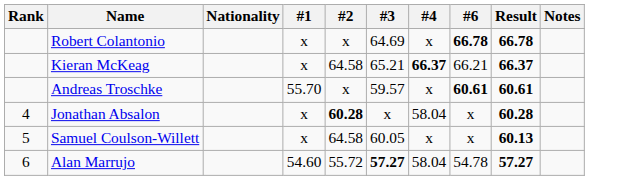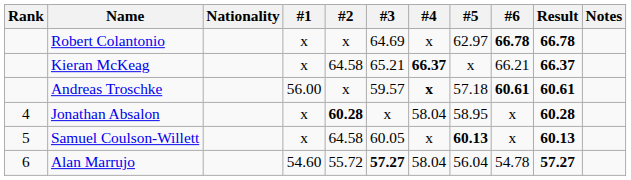+ column: (471, 16)
(304, 89) 55.70 -> (304, 89) 56.00
(429, 89) normal -> (429, 89) bold
